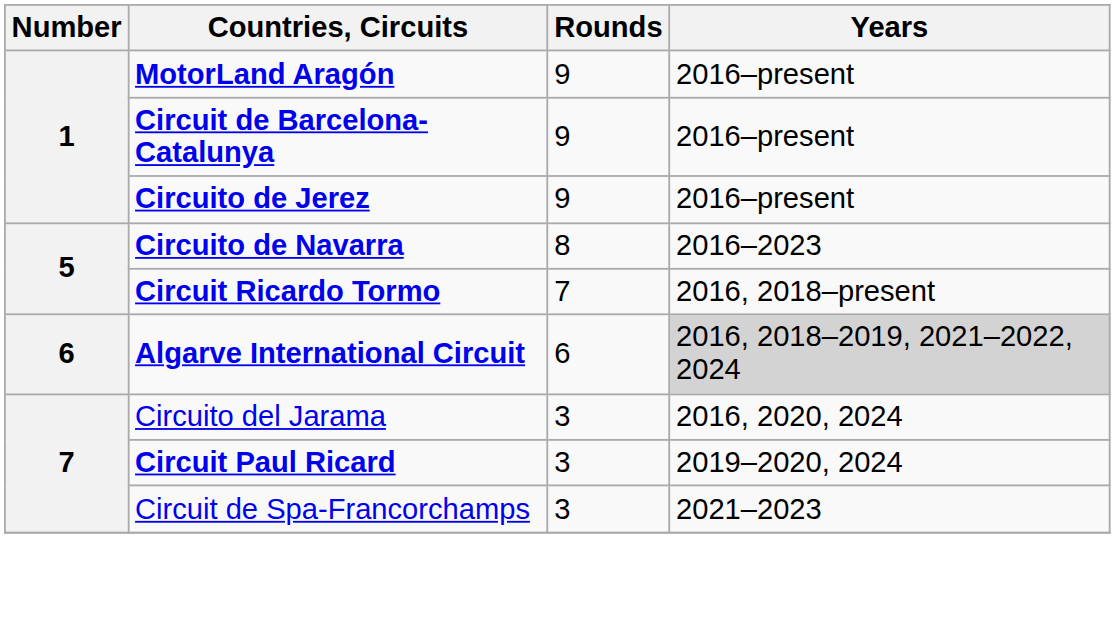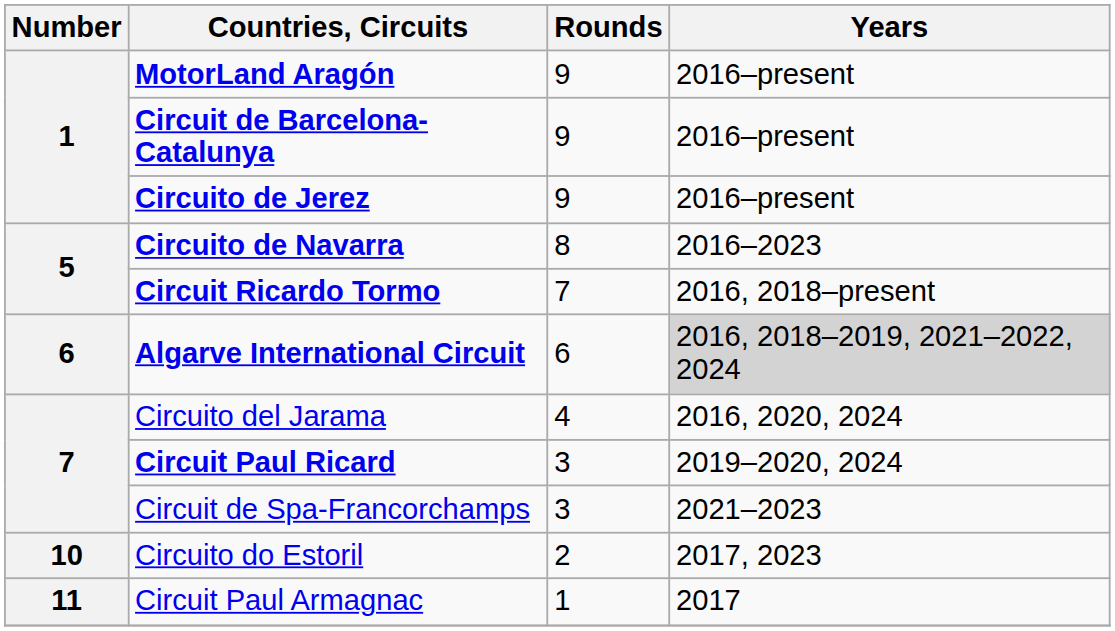(562, 416) 3 -> (562, 416) 4
+ row: (249, 554)
+ row: (279, 601)
